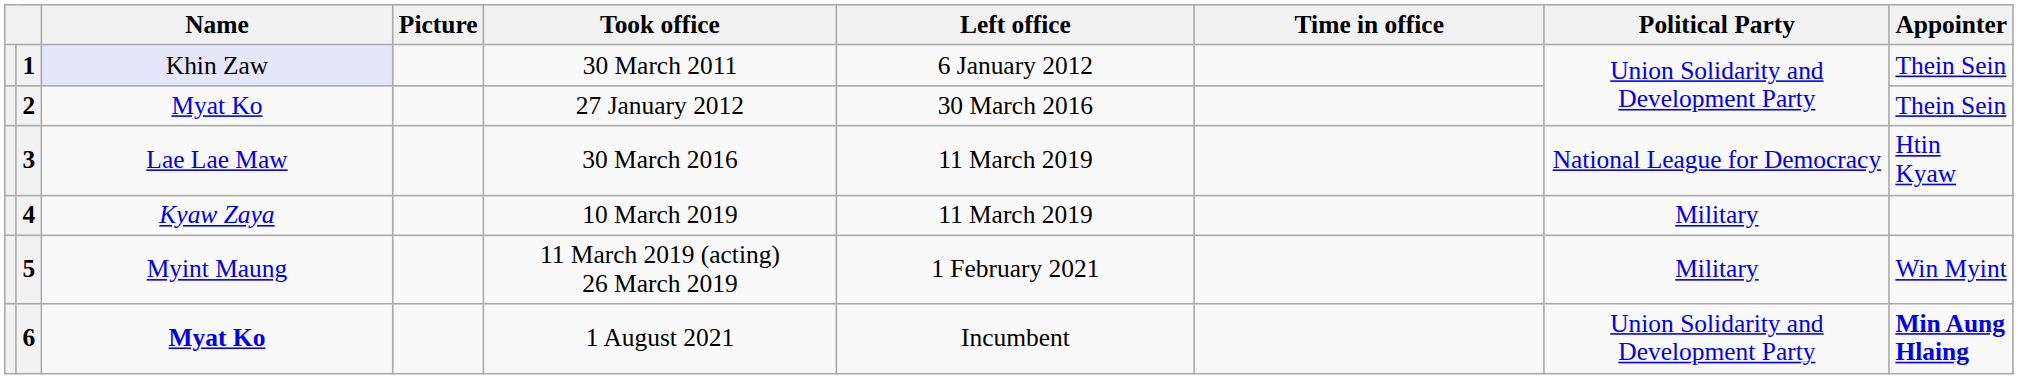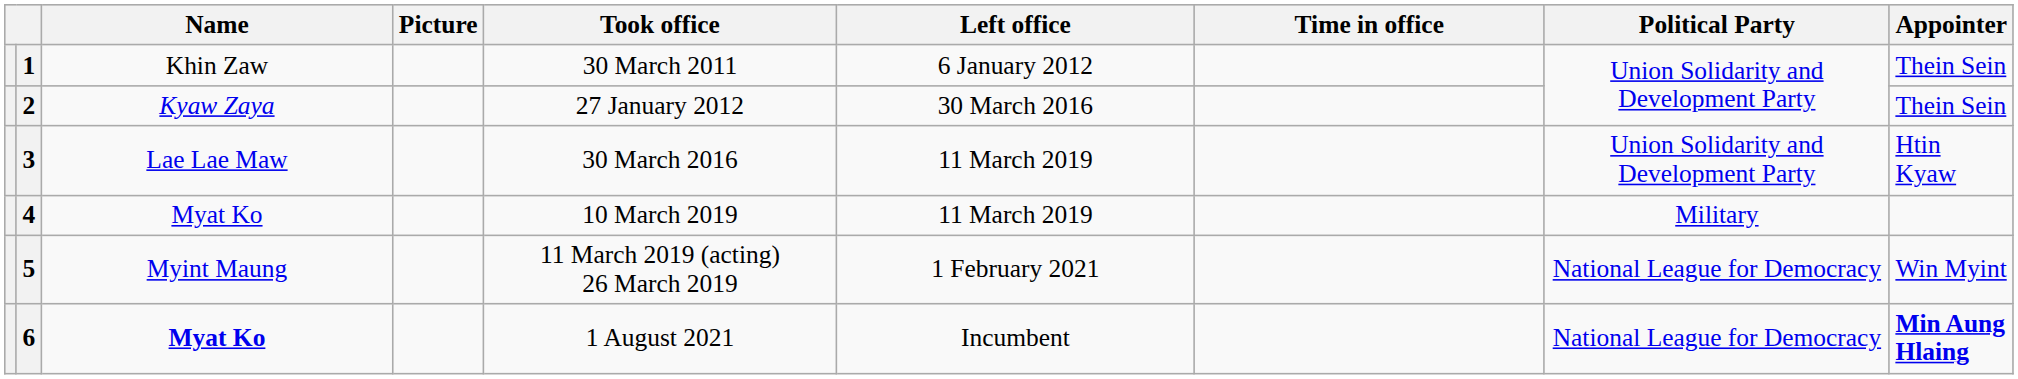(217, 65) lavender background -> (217, 65) no background
(217, 105) Myat Ko -> (217, 105) Kyaw Zaya
(1717, 160) National League for Democracy -> (1717, 160) Union Solidarity and Development Party
(217, 214) Kyaw Zaya -> (217, 214) Myat Ko
(1717, 269) Military -> (1717, 269) National League for Democracy
(1717, 338) Union Solidarity and Development Party -> (1717, 338) National League for Democracy
